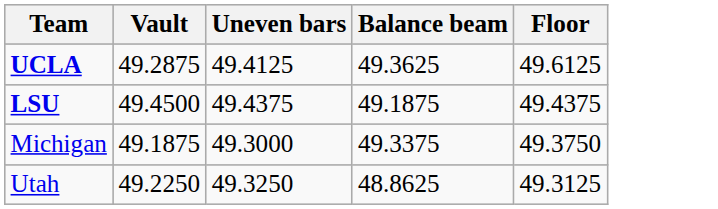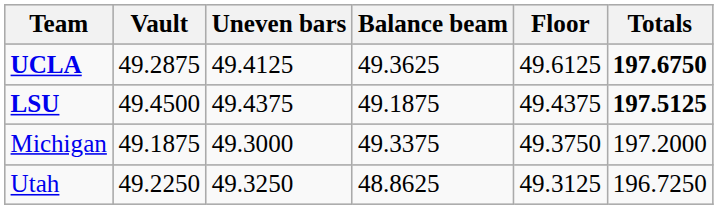+ column: (660, 24)
